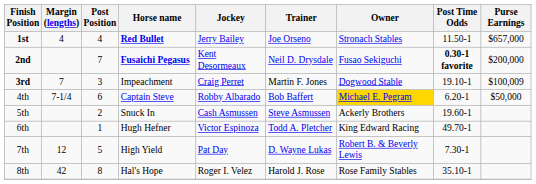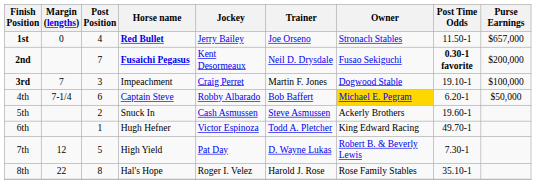(61, 39) 4 -> (61, 39) 0
(506, 82) $100,009 -> (506, 82) $100,000
(61, 171) 42 -> (61, 171) 22
